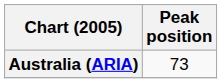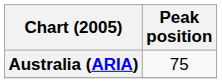(179, 63) 73 -> (179, 63) 75
